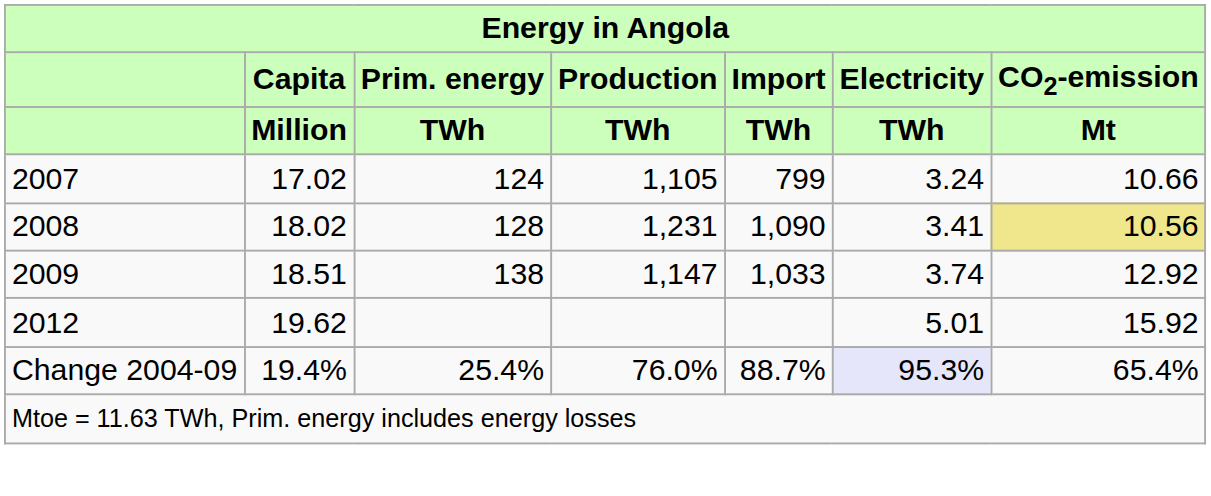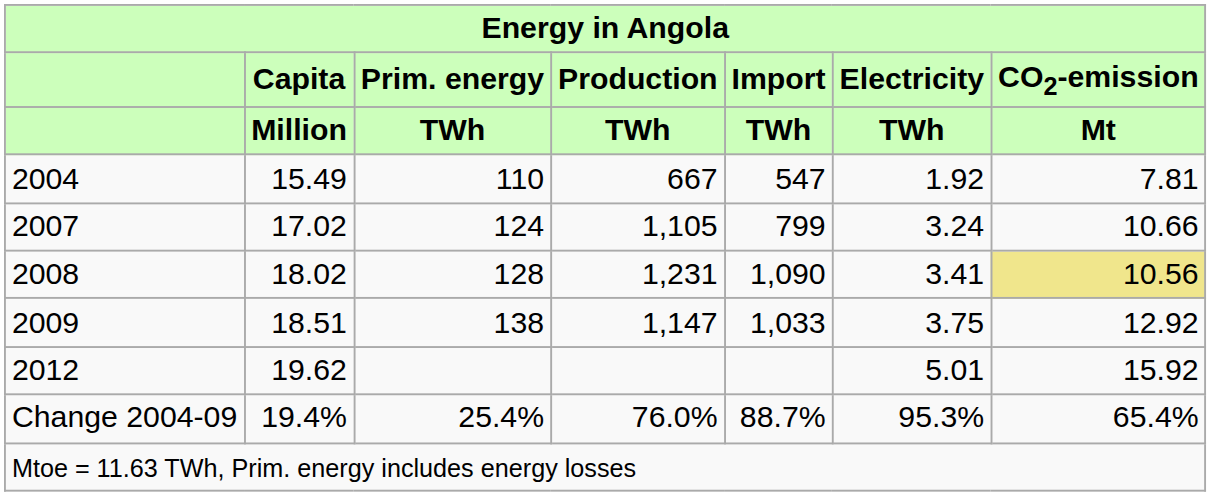+ row: (46, 178)
(955, 274) 3.74 -> (955, 322) 3.75
(941, 370) lavender background -> (941, 418) no background
